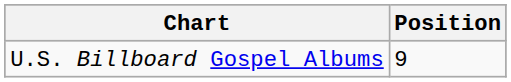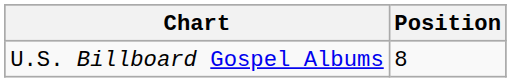(401, 59) 9 -> (401, 59) 8
